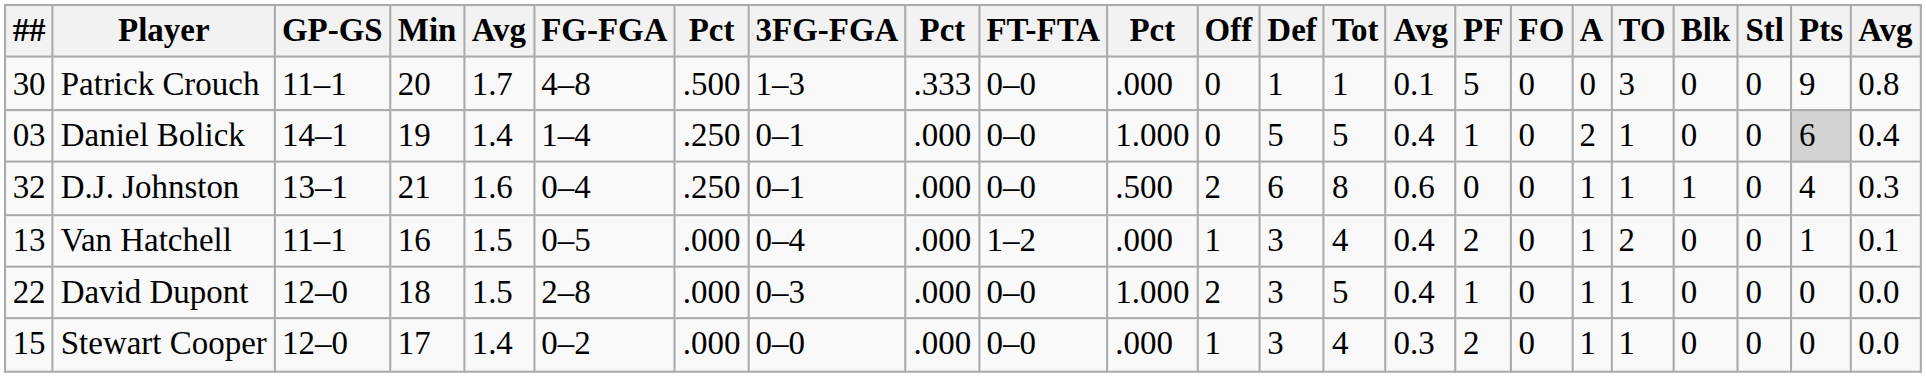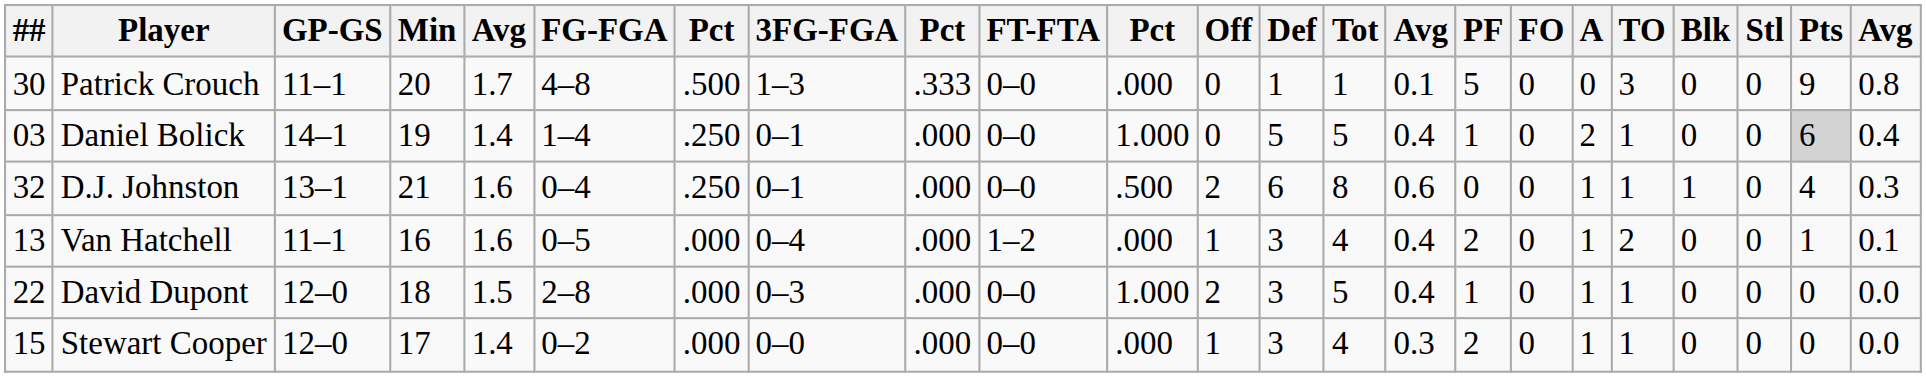(492, 239) 1.5 -> (492, 239) 1.6
